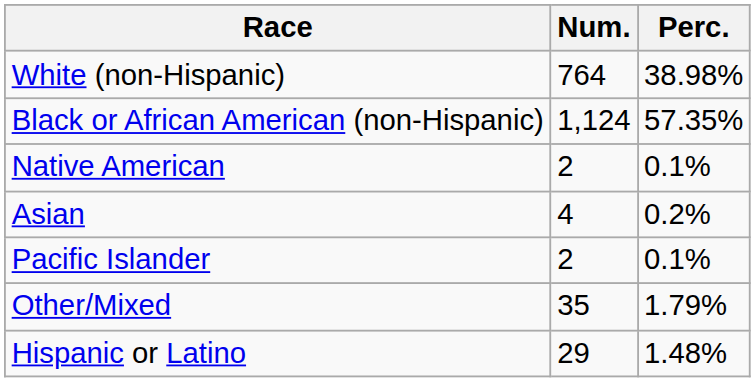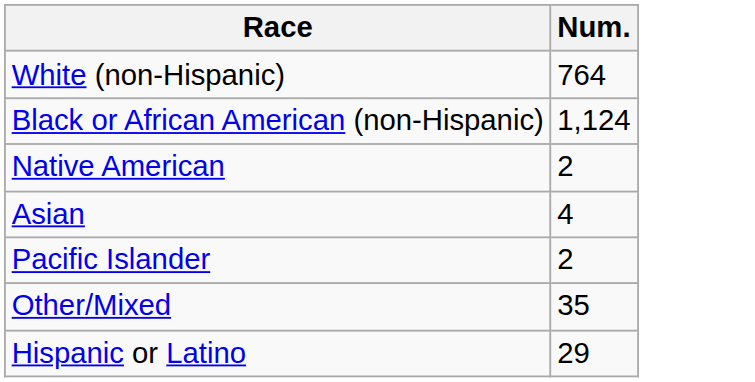- column: (694, 27)
